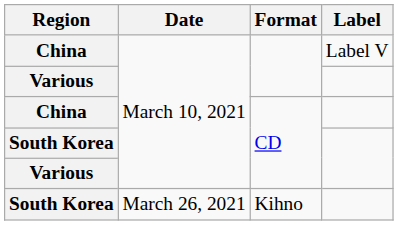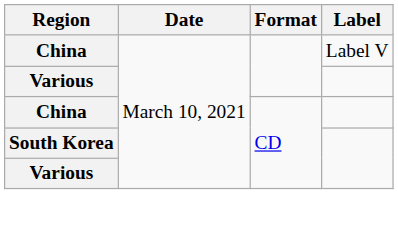- row: (61, 204)
